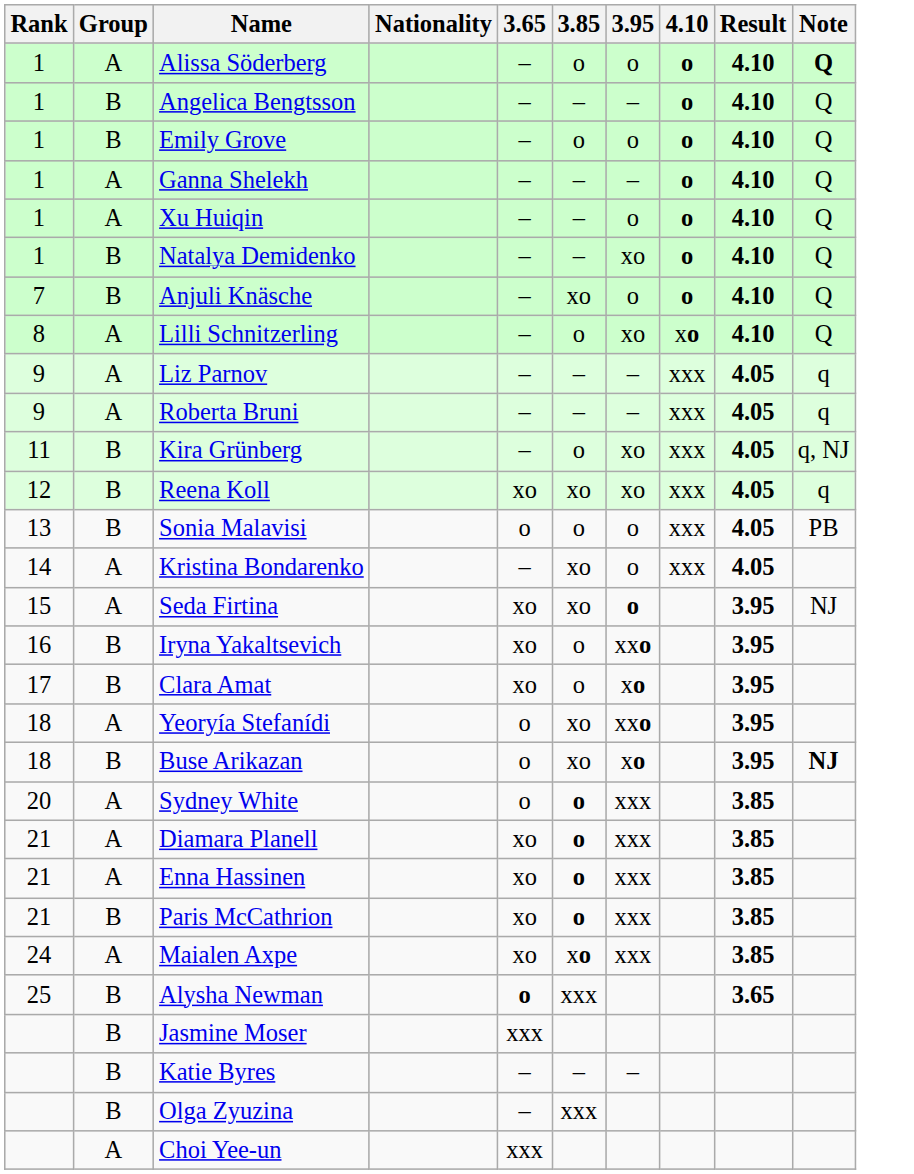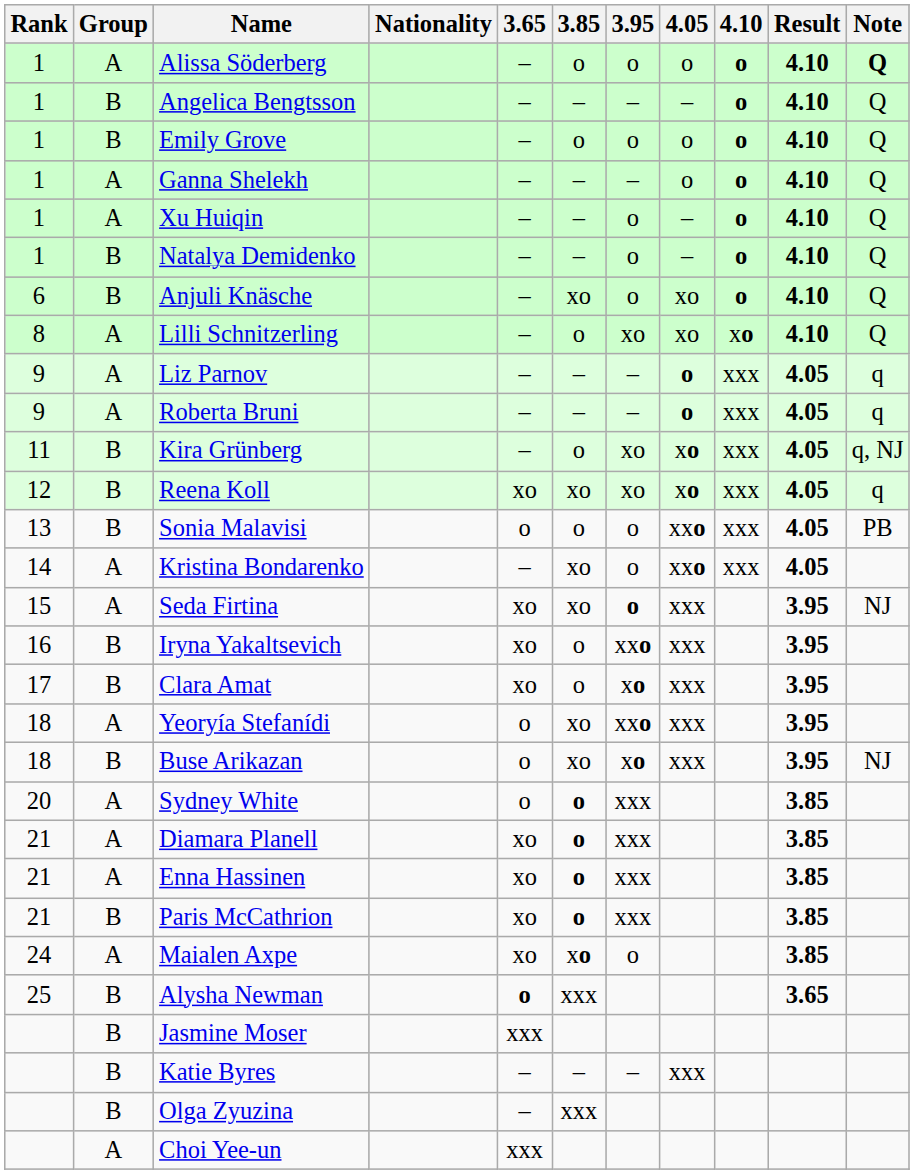+ column: (687, 23)
(633, 256) xo -> (633, 256) o
(39, 295) 7 -> (39, 295) 6
(824, 761) bold -> (878, 761) normal
(633, 955) xxx -> (633, 955) o
